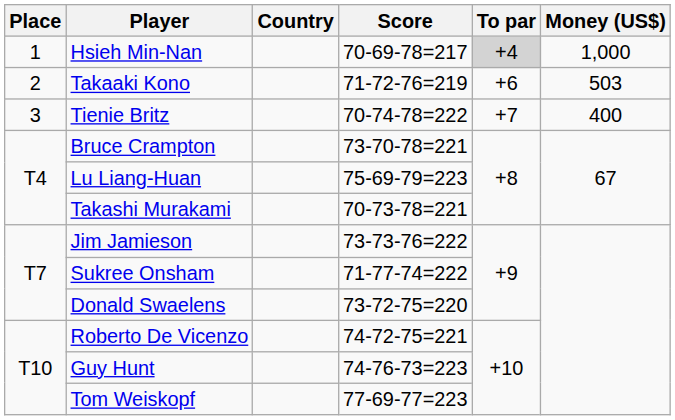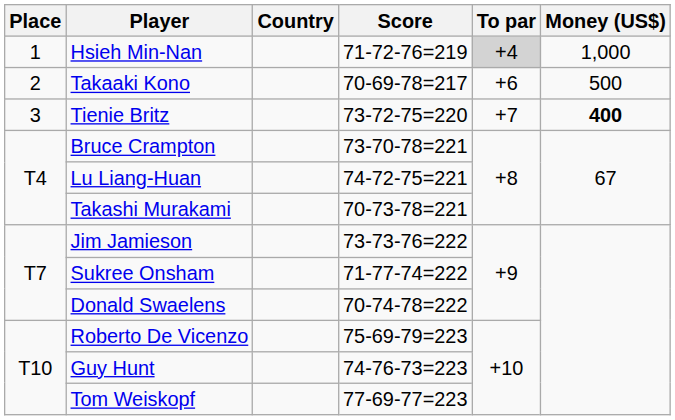(405, 52) 70-69-78=217 -> (405, 52) 71-72-76=219
(405, 84) 71-72-76=219 -> (405, 84) 70-69-78=217
(606, 84) 503 -> (606, 84) 500
(405, 115) 70-74-78=222 -> (405, 115) 73-72-75=220
(606, 115) normal -> (606, 115) bold
(405, 178) 75-69-79=223 -> (405, 178) 74-72-75=221
(405, 304) 73-72-75=220 -> (405, 304) 70-74-78=222
(405, 336) 74-72-75=221 -> (405, 336) 75-69-79=223
